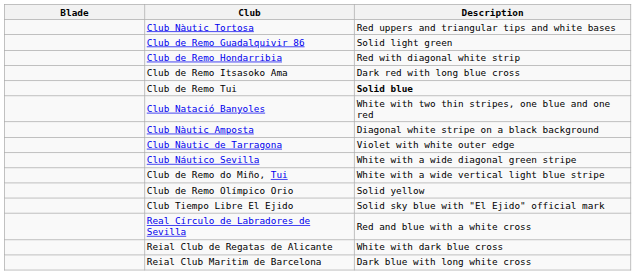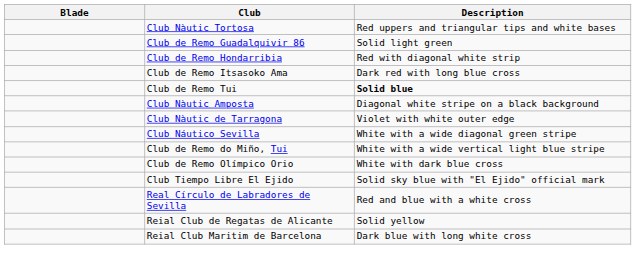- row: (206, 109)
(390, 191) Solid yellow -> (430, 165) White with dark blue cross
(430, 247) White with dark blue cross -> (390, 221) Solid yellow
